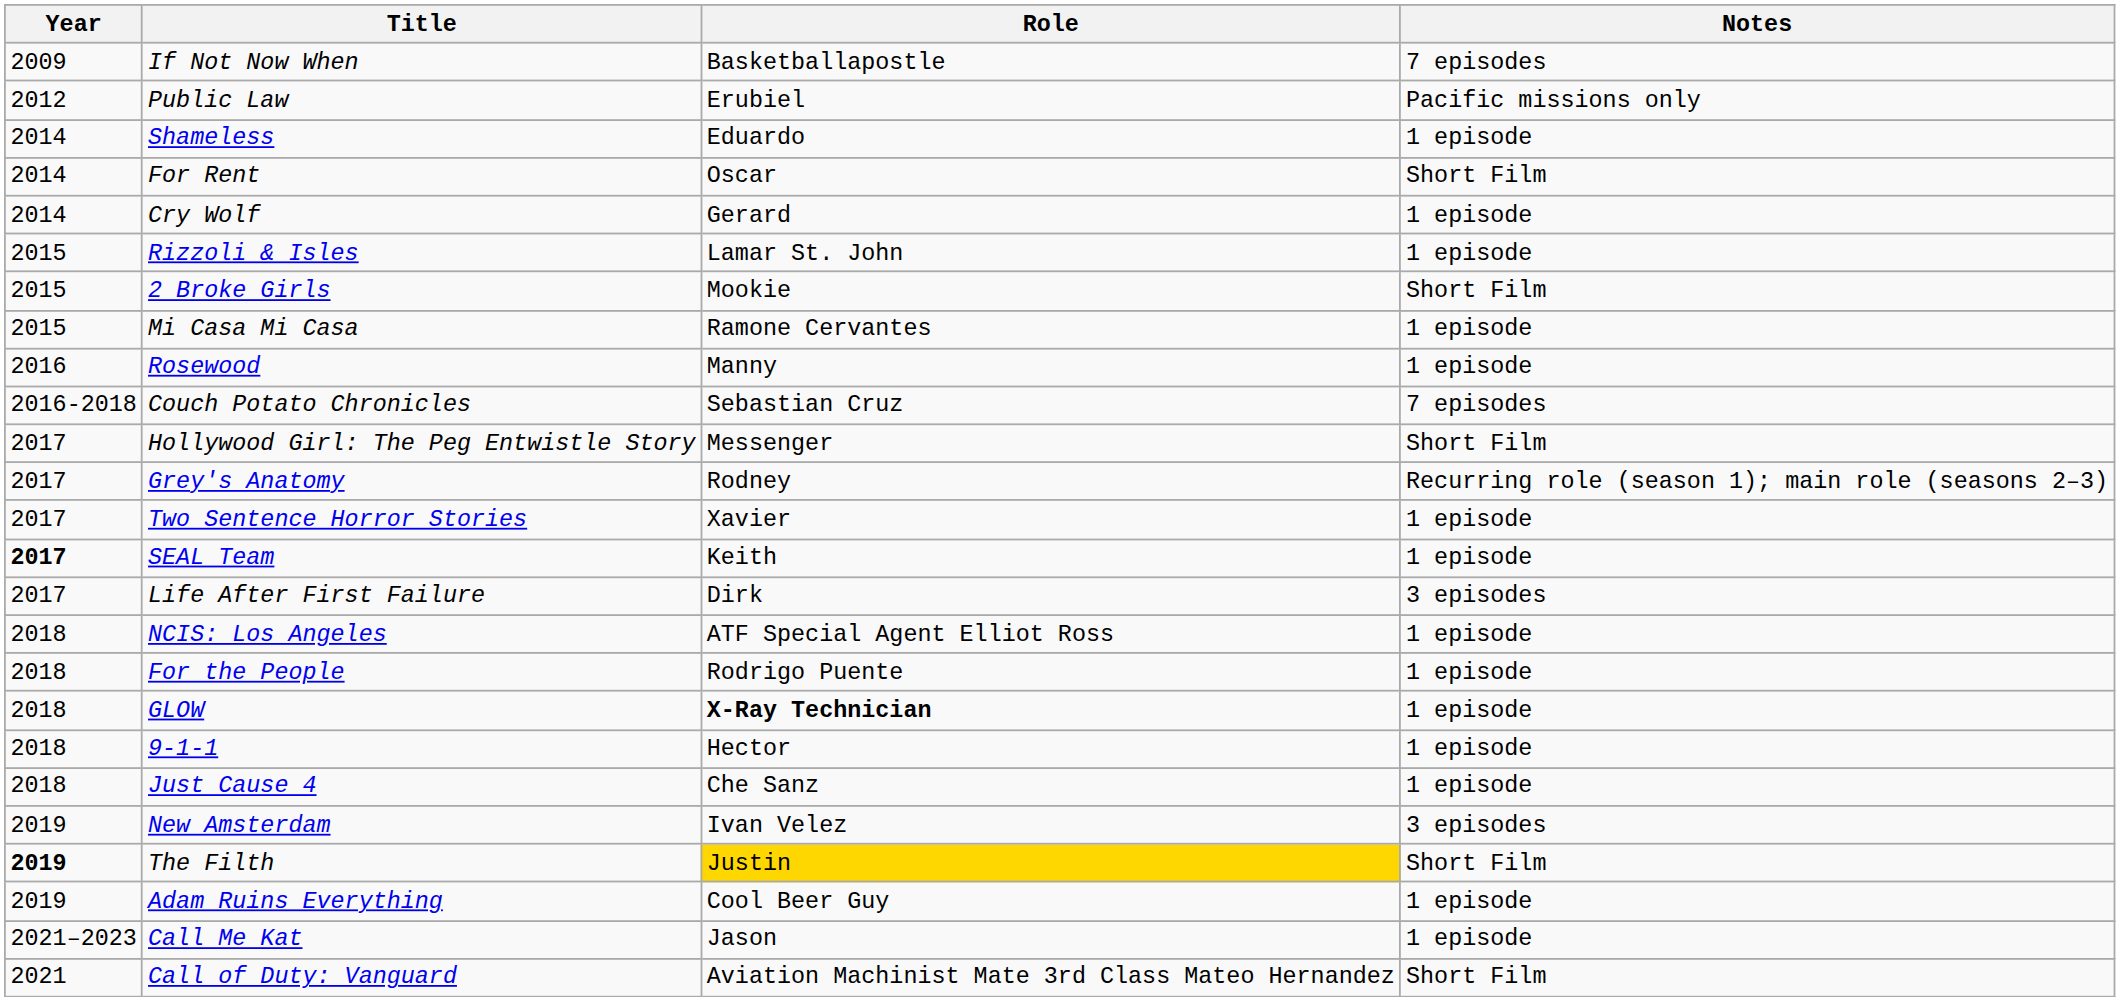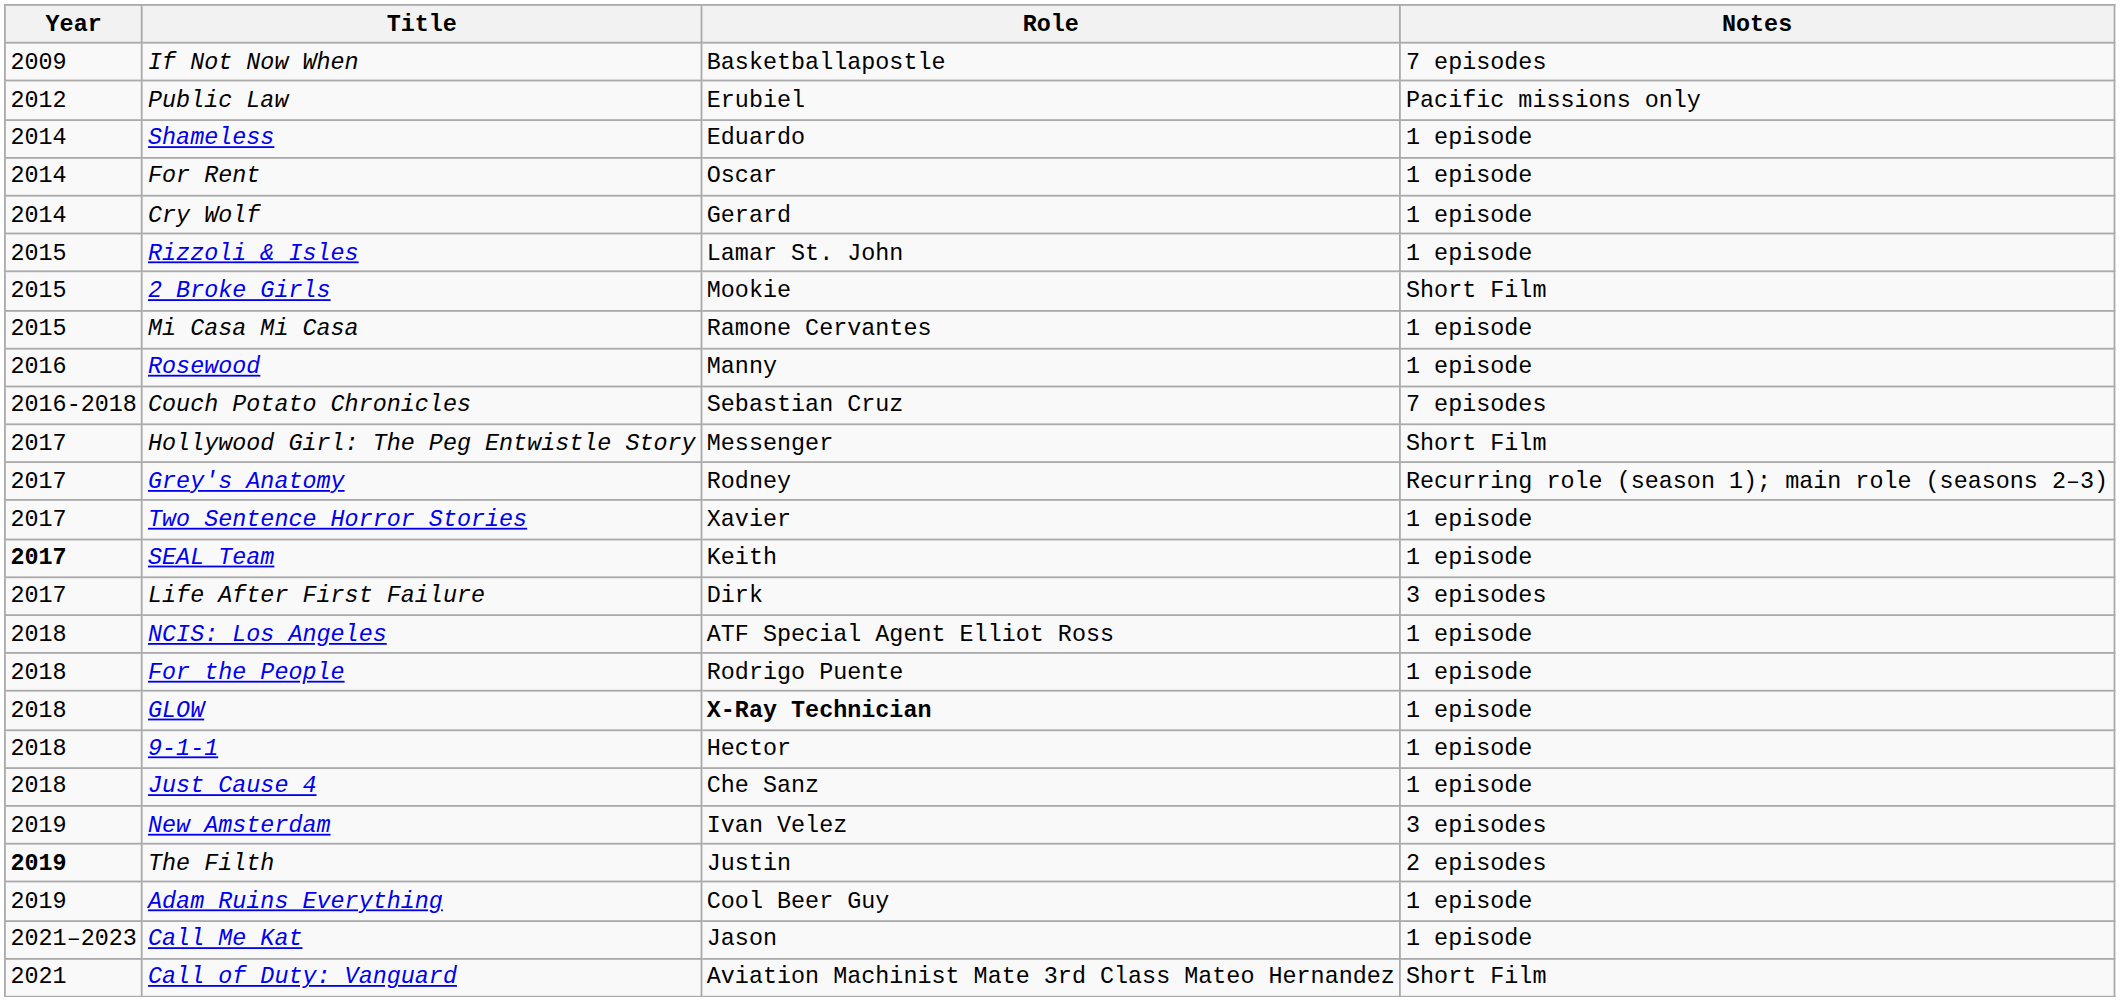(1476, 177) Short Film -> (1469, 177) 1 episode
(749, 863) gold background -> (749, 863) no background
(1476, 863) Short Film -> (1476, 863) 2 episodes
